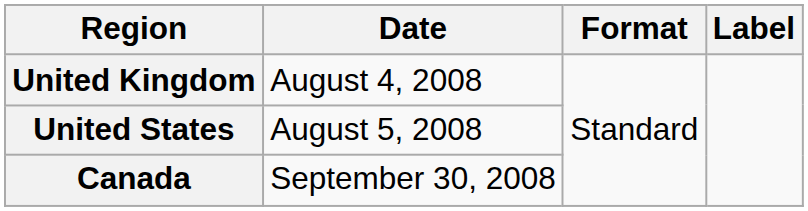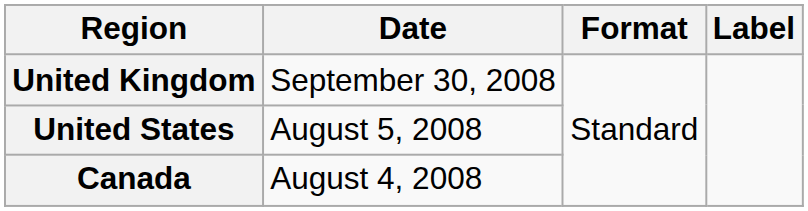(376, 79) August 4, 2008 -> (413, 79) September 30, 2008
(413, 179) September 30, 2008 -> (376, 179) August 4, 2008
